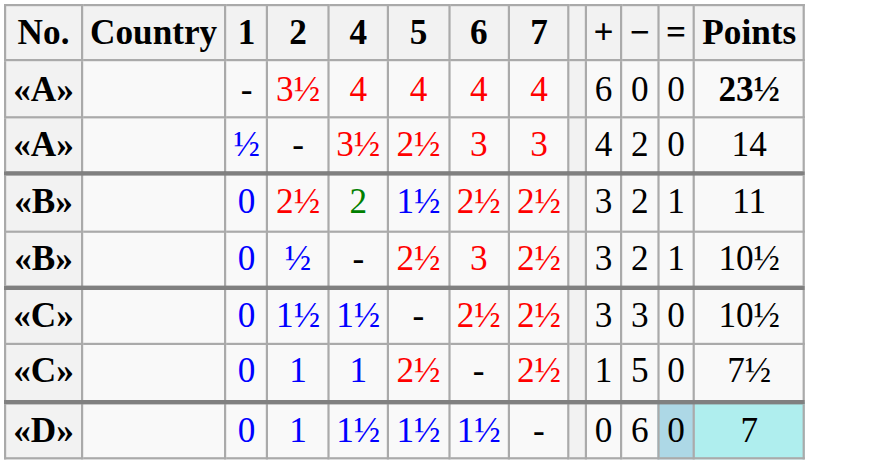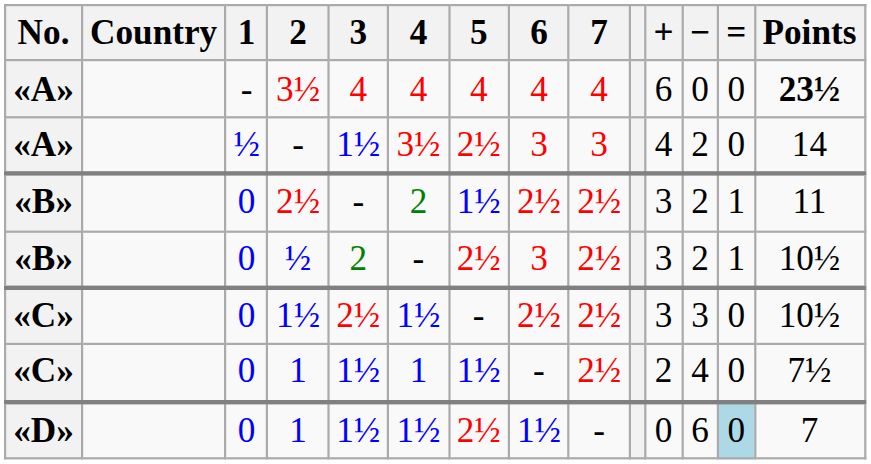+ column: (358, 32)
(418, 371) 2½ -> (479, 371) 1½
(603, 371) 1 -> (664, 371) 2
(640, 371) 5 -> (700, 371) 4
(418, 429) 1½ -> (479, 429) 2½
(749, 429) paleturquoise background -> (809, 429) no background
